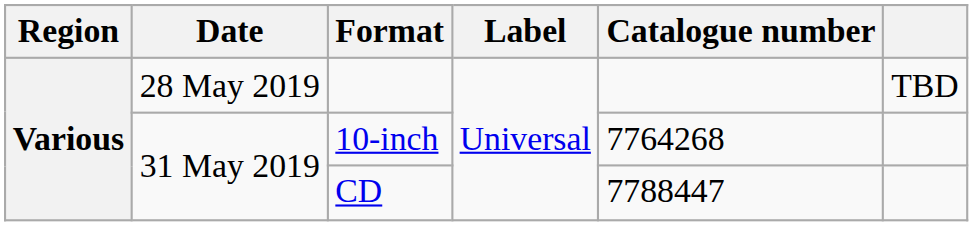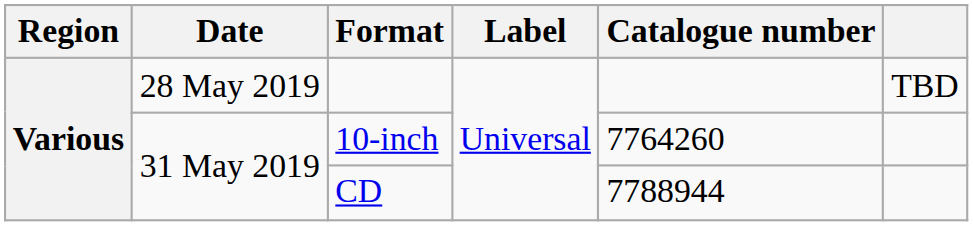(666, 138) 7764268 -> (666, 138) 7764260
(666, 191) 7788447 -> (666, 191) 7788944
